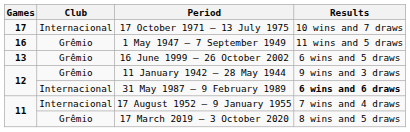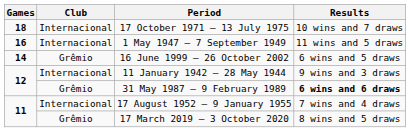(21, 27) 17 -> (21, 27) 18
(76, 42) Grêmio -> (76, 42) Internacional
(21, 58) 13 -> (21, 58) 14
(76, 73) Grêmio -> (76, 73) Internacional
(76, 88) Internacional -> (76, 88) Grêmio
